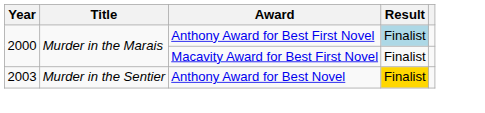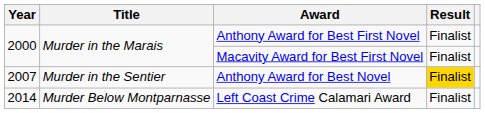(405, 35) lightblue background -> (450, 35) no background
(22, 77) 2003 -> (22, 77) 2007
+ row: (314, 98)
